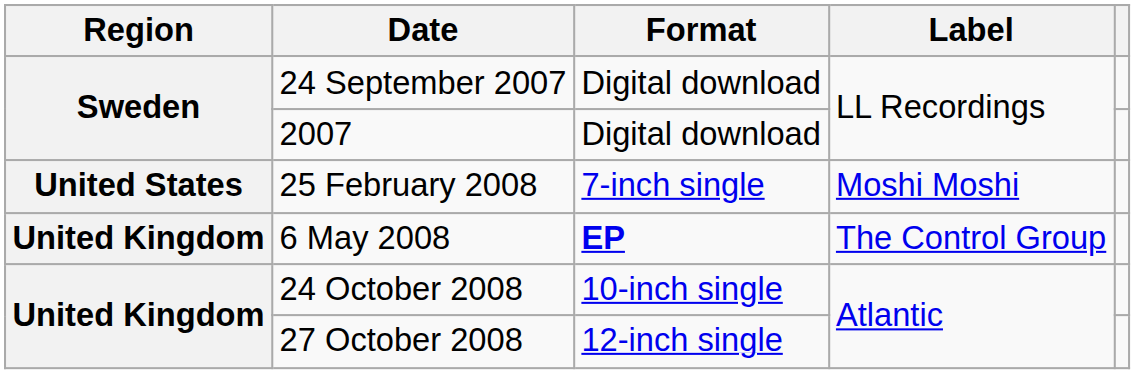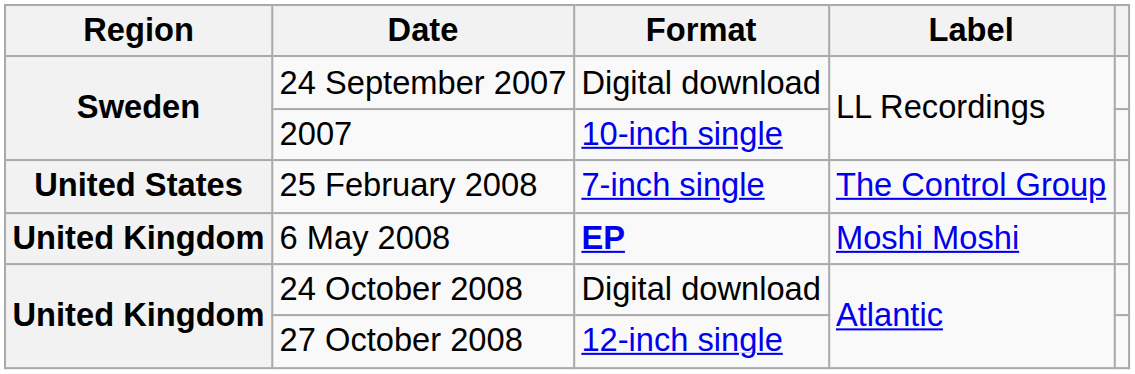(701, 133) Digital download -> (682, 133) 10-inch single
(928, 185) Moshi Moshi -> (971, 185) The Control Group
(971, 237) The Control Group -> (928, 237) Moshi Moshi
(682, 289) 10-inch single -> (701, 289) Digital download
